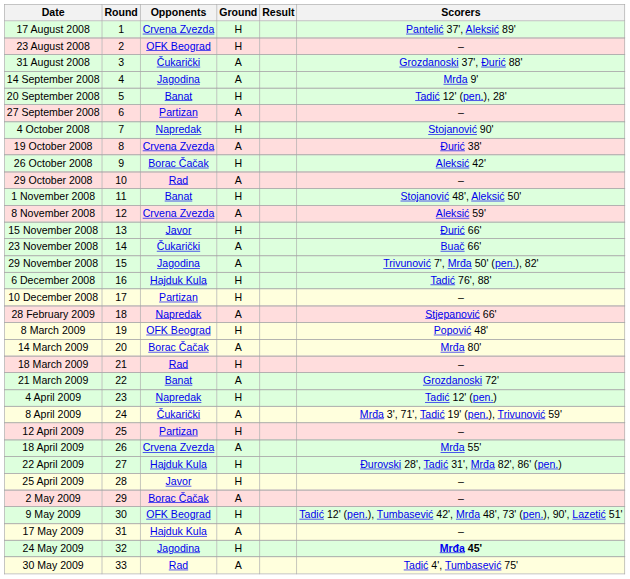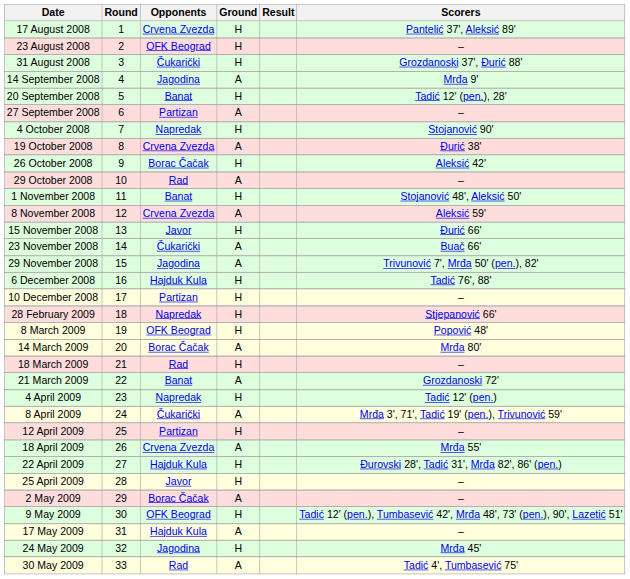(238, 63) A -> (238, 63) H
(238, 314) A -> (238, 314) H
(461, 548) bold -> (461, 548) normal
